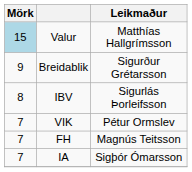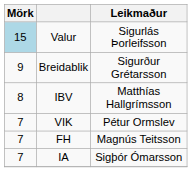(139, 37) Matthías Hallgrímsson -> (139, 37) Sigurlás Þorleifsson
(139, 98) Sigurlás Þorleifsson -> (139, 98) Matthías Hallgrímsson
